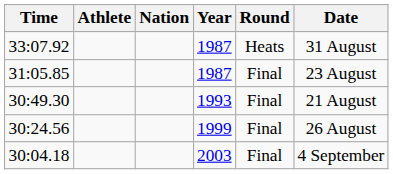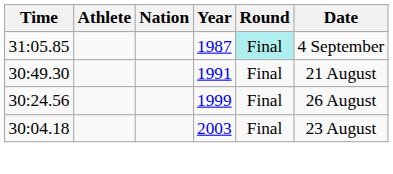- row: (39, 45)
(265, 73) no background -> (265, 45) paleturquoise background
(341, 73) 23 August -> (341, 45) 4 September
(214, 100) 1993 -> (214, 73) 1991
(341, 155) 4 September -> (341, 127) 23 August
